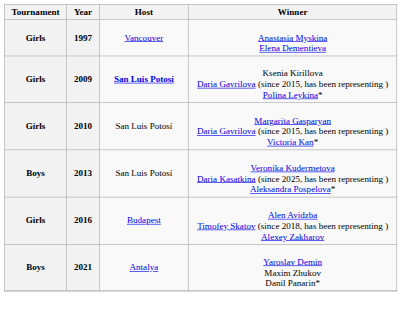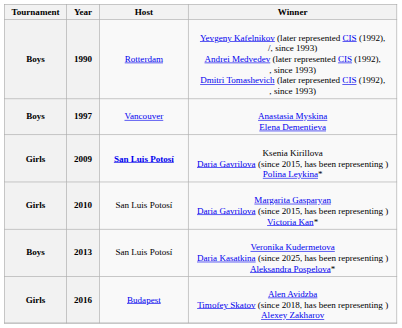+ row: (83, 59)
(36, 38) Girls -> (36, 117) Boys
- row: (83, 268)
